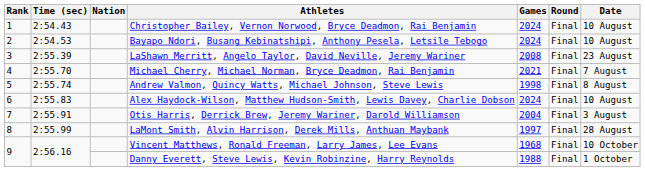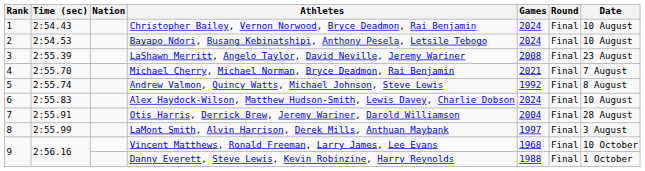(530, 86) 1998 -> (530, 86) 1992
(605, 115) 3 August -> (608, 115) 28 August
(608, 130) 28 August -> (605, 130) 3 August
